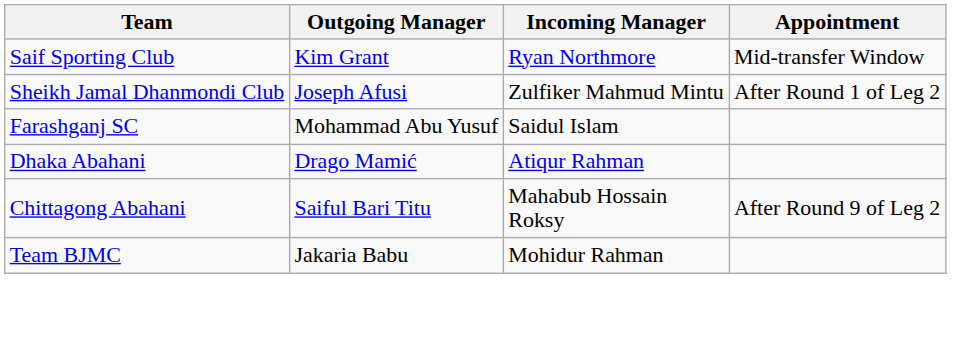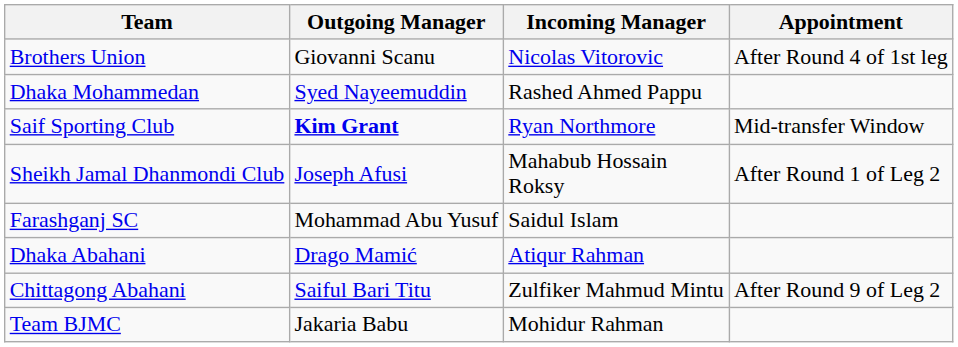+ row: (78, 56)
+ row: (104, 91)
(342, 56) normal -> (346, 126) bold
(616, 91) Zulfiker Mahmud Mintu -> (588, 173) Mahabub Hossain Roksy
(588, 208) Mahabub Hossain Roksy -> (616, 289) Zulfiker Mahmud Mintu
